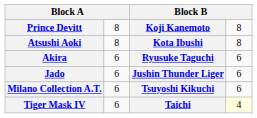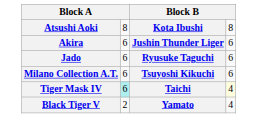- row: (54, 27)
(178, 58) Ryusuke Taguchi -> (178, 43) Jushin Thunder Liger
(178, 74) Jushin Thunder Liger -> (178, 58) Ryusuke Taguchi
(117, 105) no background -> (125, 89) paleturquoise background
+ row: (71, 105)
